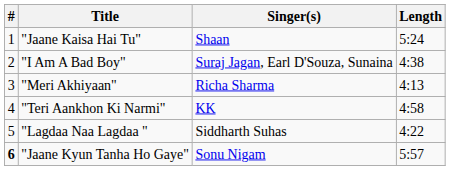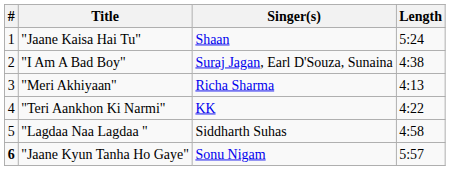(412, 108) 4:58 -> (412, 108) 4:22
(412, 131) 4:22 -> (412, 131) 4:58
